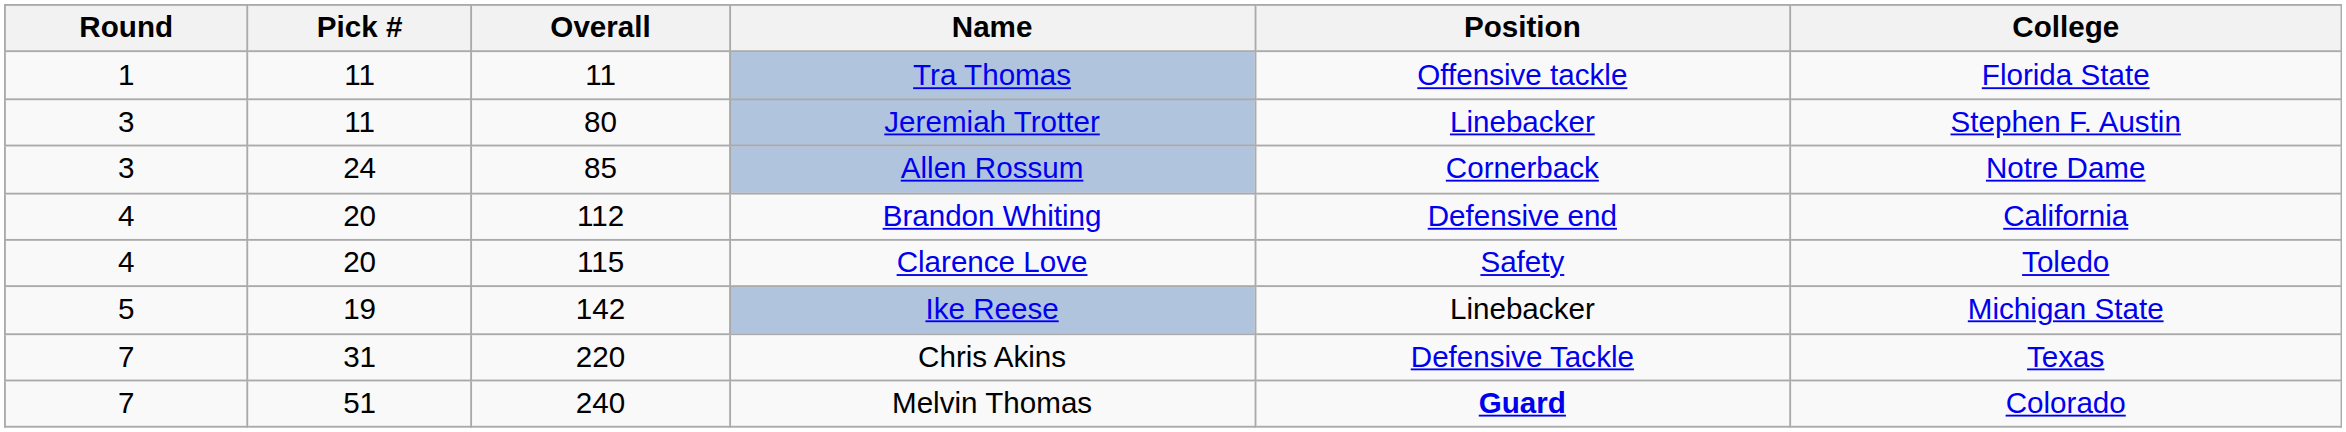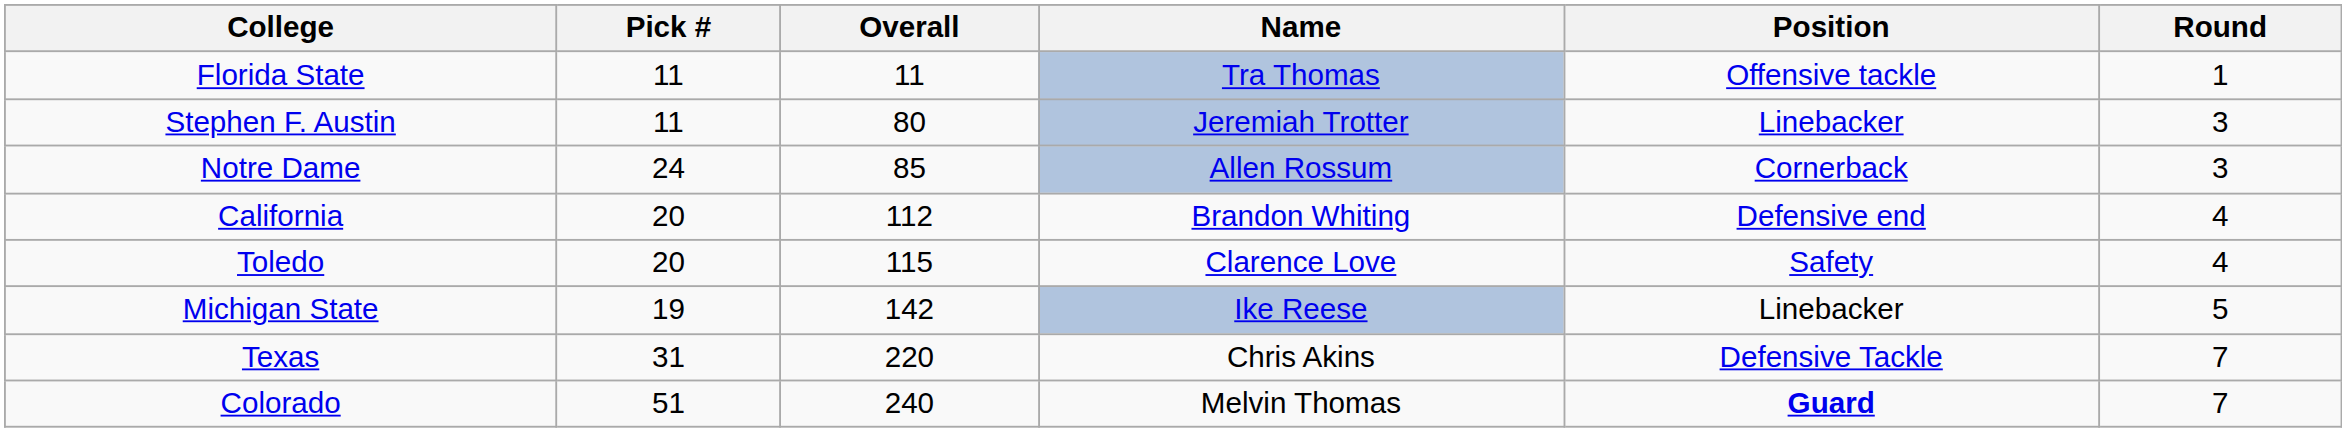columns swapped: (126, 27) <-> (2066, 27)
